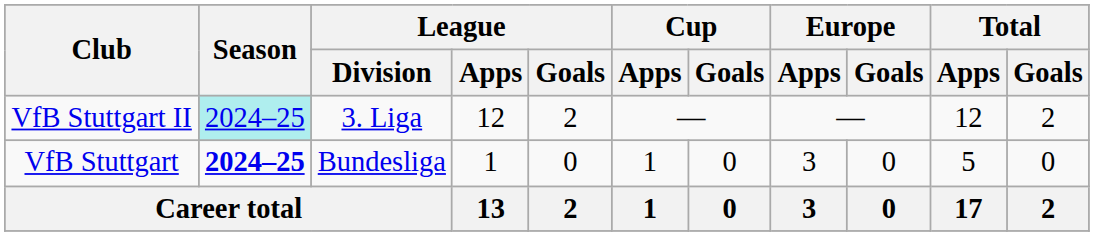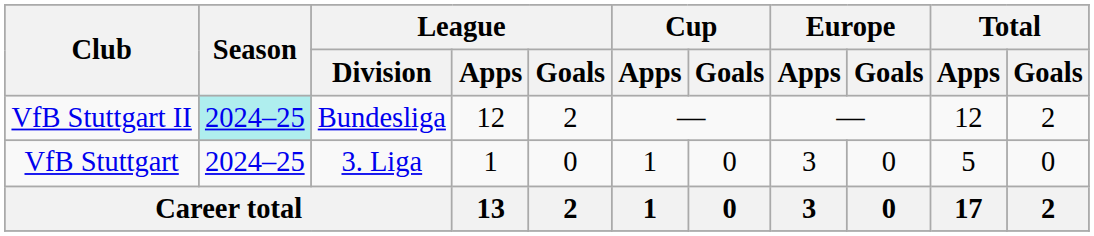(382, 117) 3. Liga -> (382, 117) Bundesliga
(255, 162) bold -> (255, 162) normal
(382, 162) Bundesliga -> (382, 162) 3. Liga
